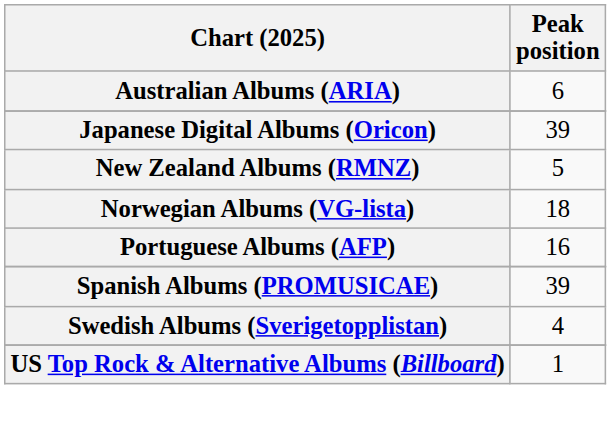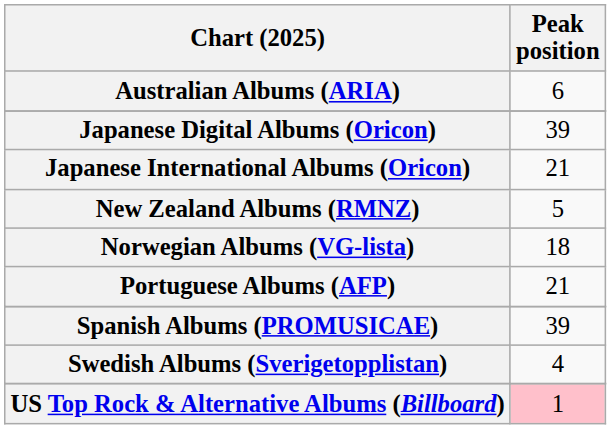+ row: (258, 168)
(558, 247) 16 -> (558, 286) 21
(558, 364) no background -> (558, 403) pink background
